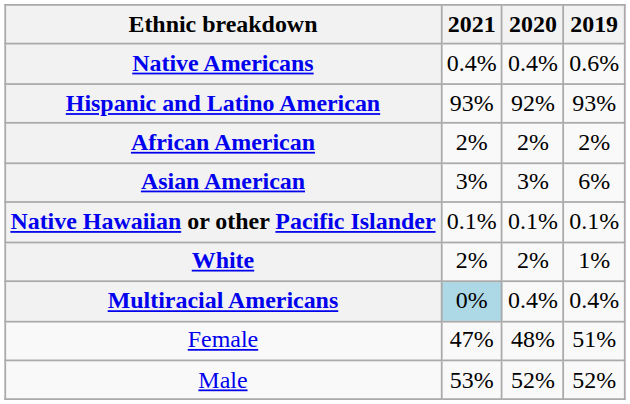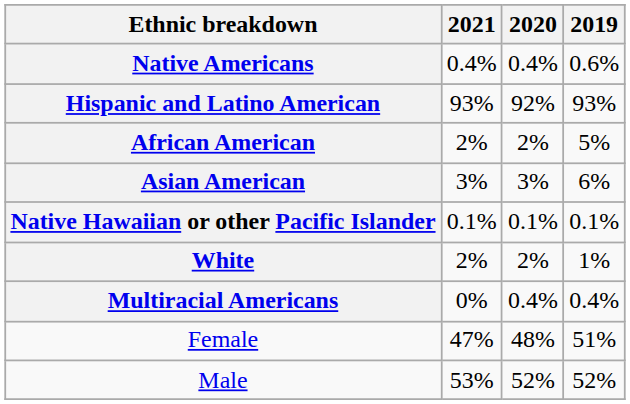(594, 142) 2% -> (594, 142) 5%
(472, 300) lightblue background -> (472, 300) no background
